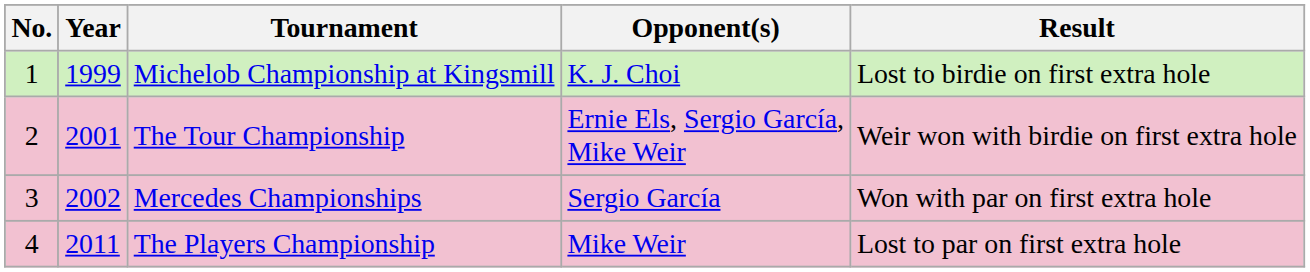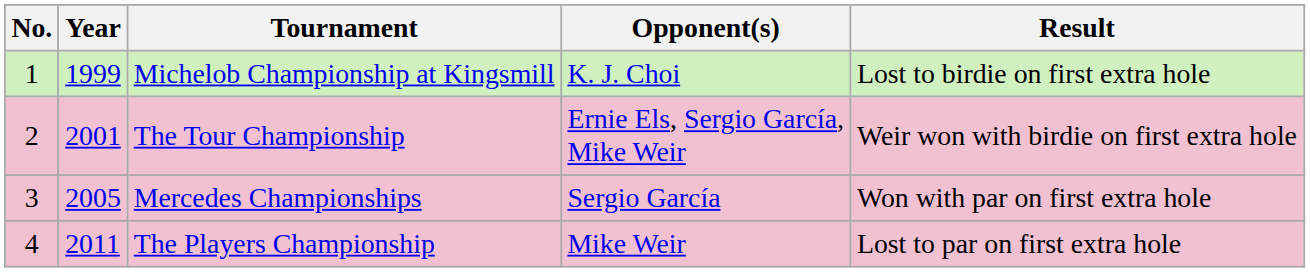(93, 198) 2002 -> (93, 198) 2005
